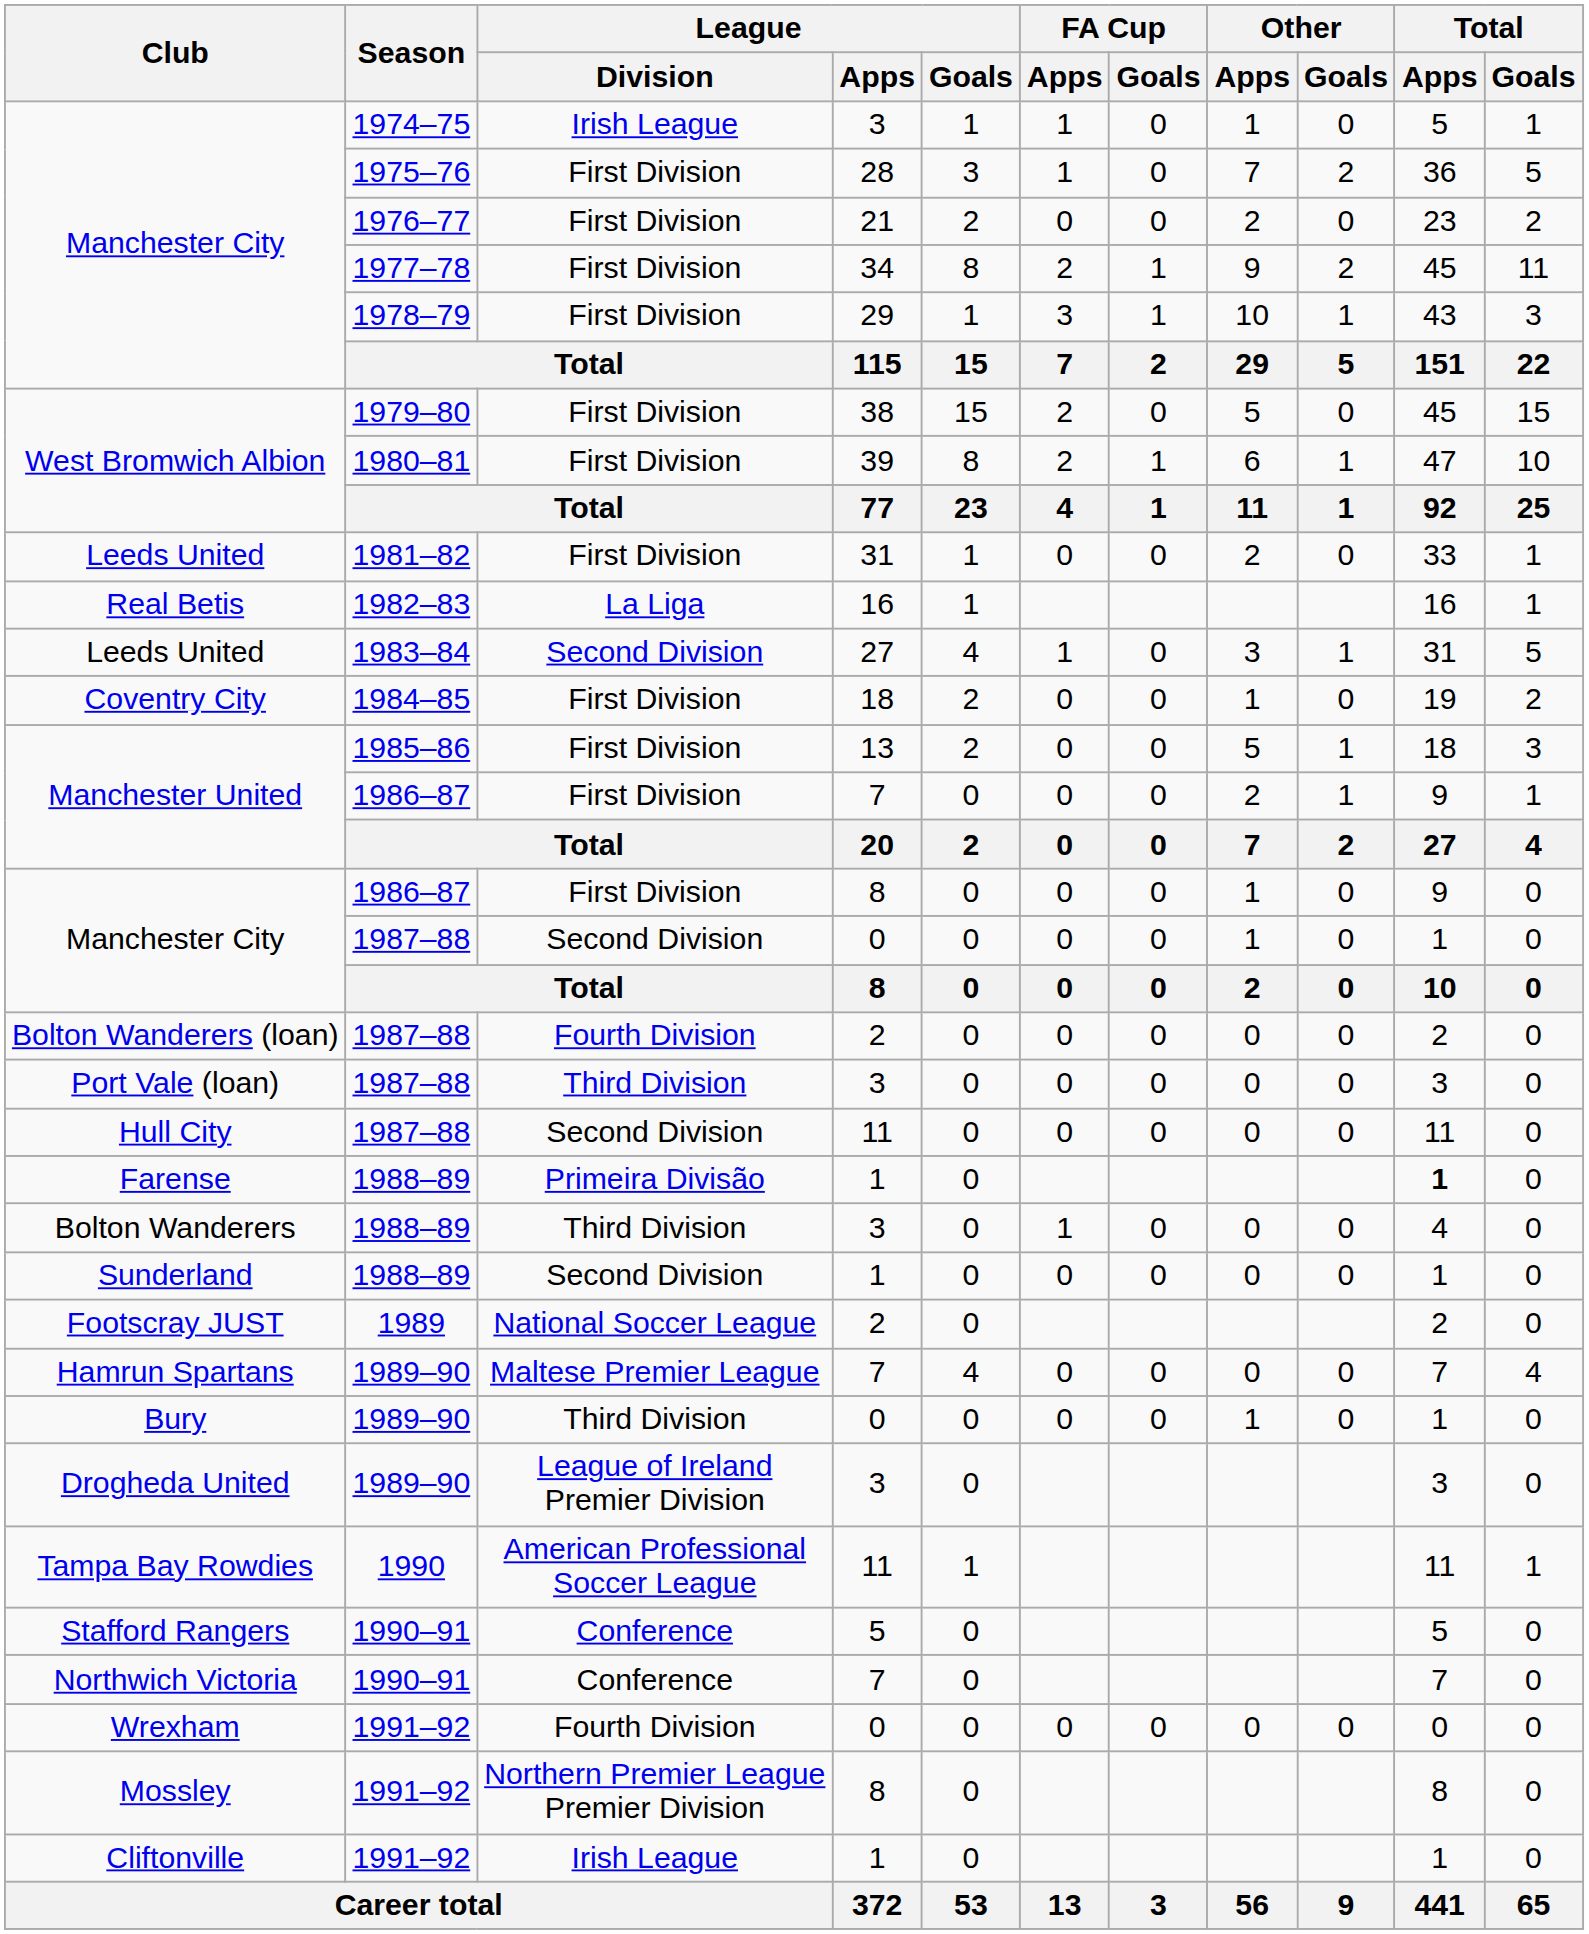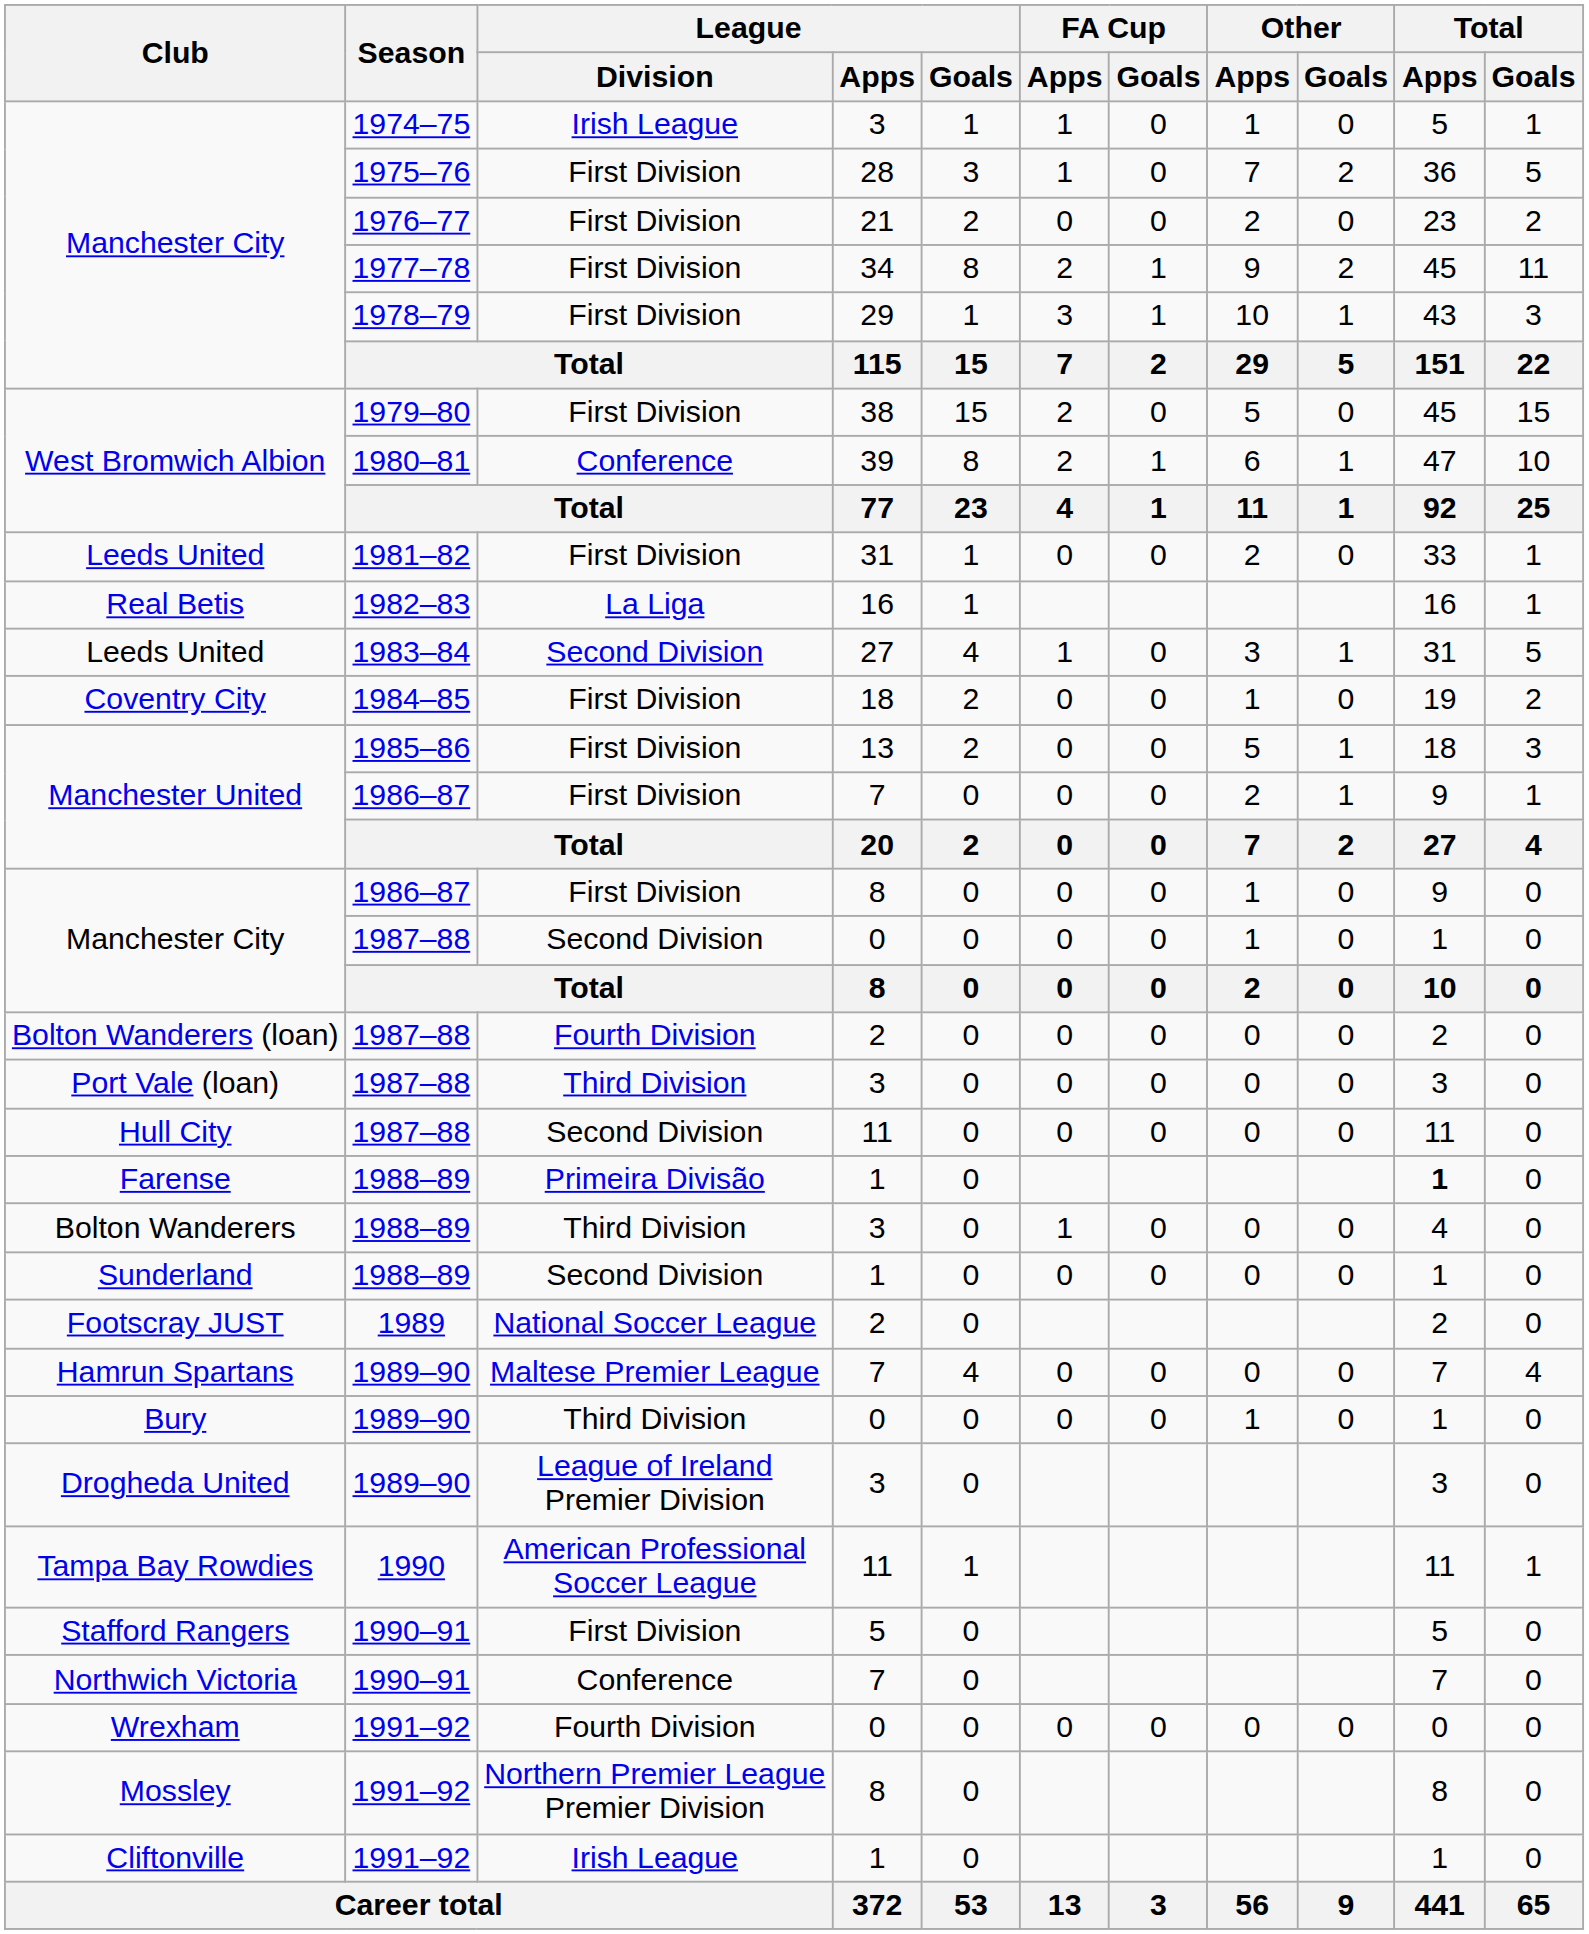(655, 460) First Division -> (655, 460) Conference
(655, 1631) Conference -> (655, 1631) First Division
